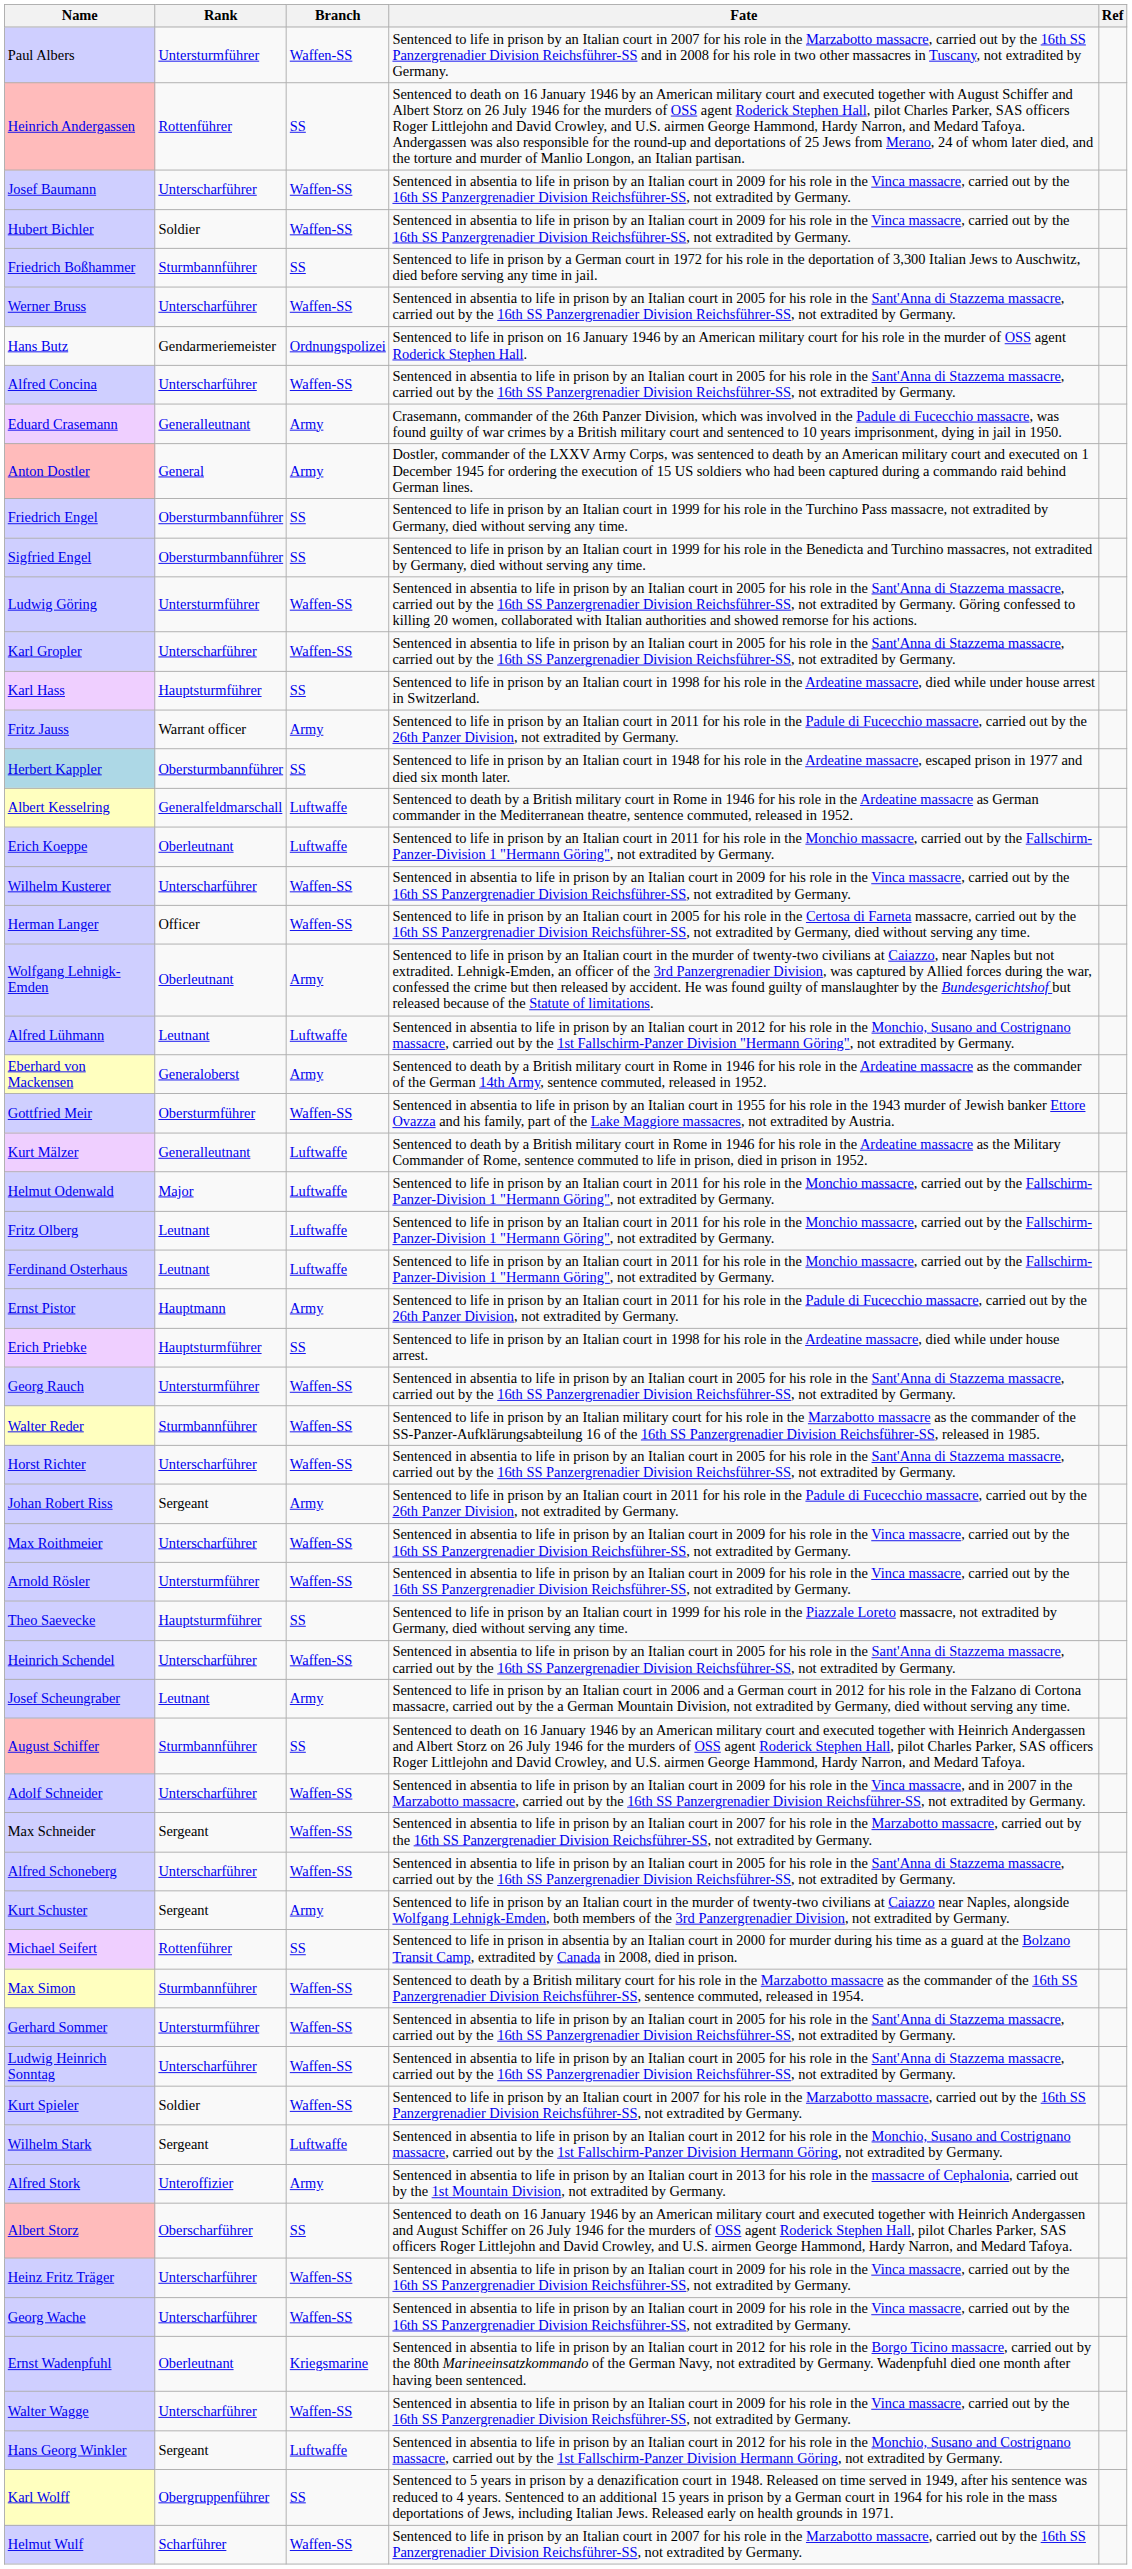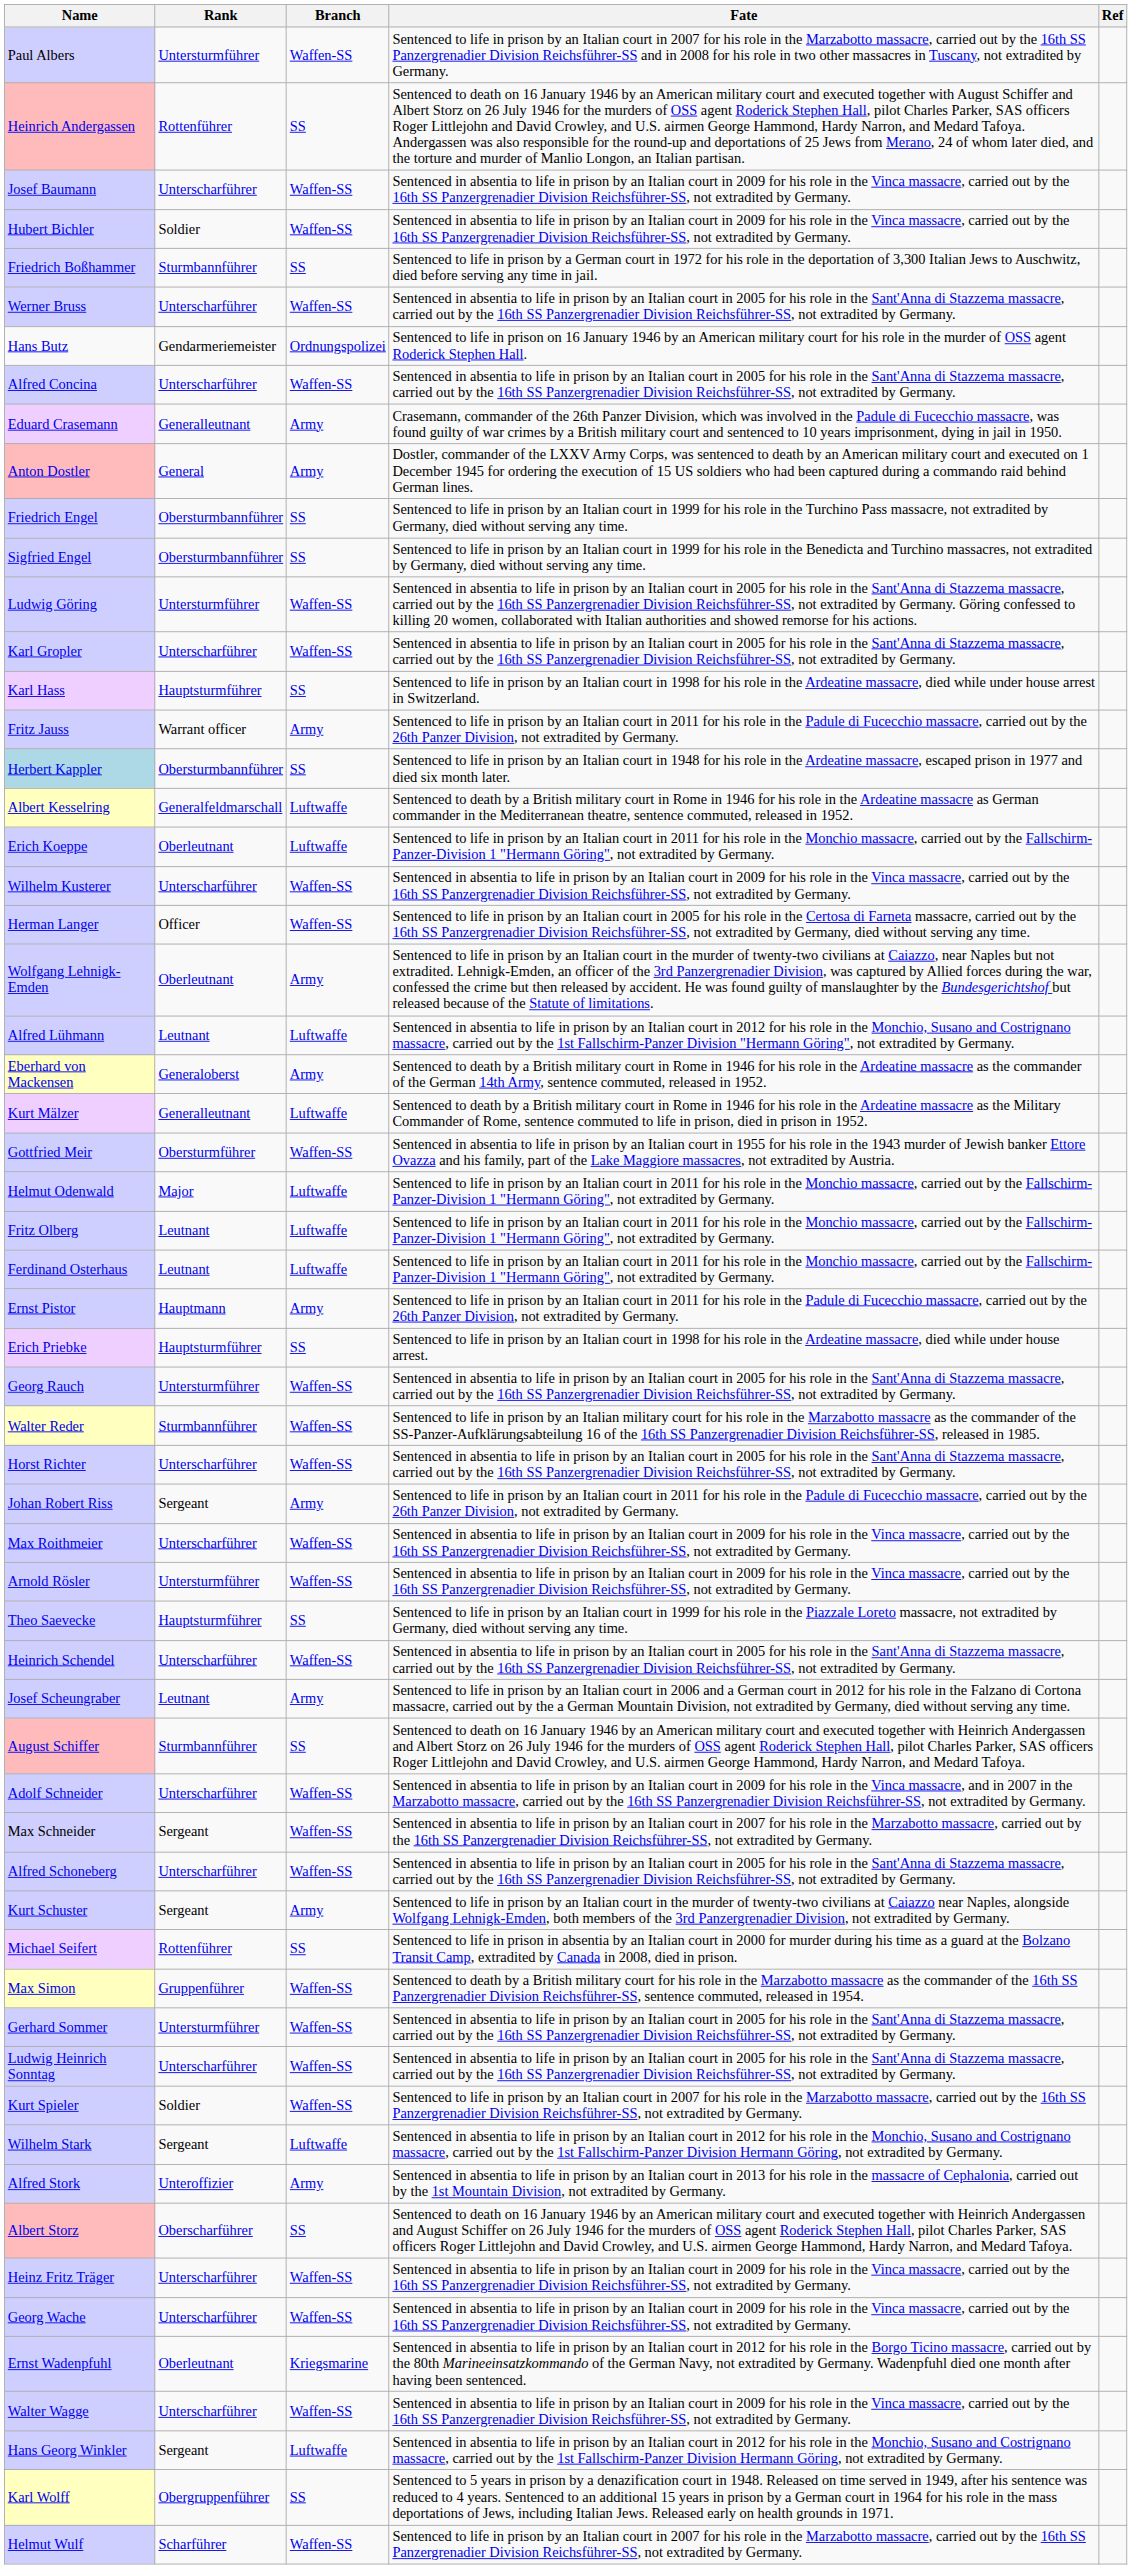rows swapped: (43, 1152) <-> (50, 1113)
(208, 1988) Sturmbannführer -> (201, 1988) Gruppenführer
